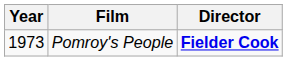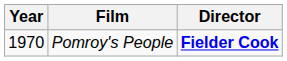(26, 42) 1973 -> (26, 42) 1970
